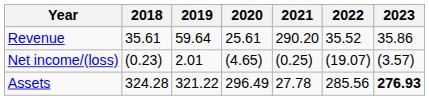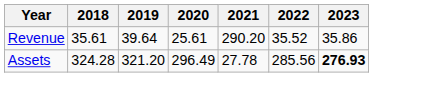(193, 38) 59.64 -> (139, 38) 39.64
- row: (63, 60)
(197, 83) 321.22 -> (143, 60) 321.20
